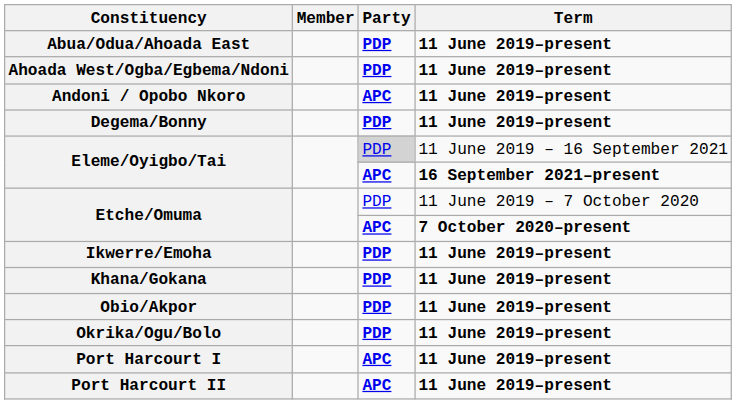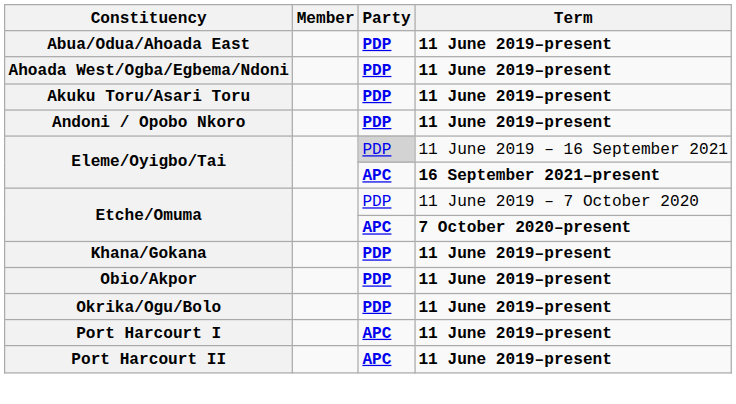+ row: (149, 97)
(377, 97) APC -> (377, 123) PDP
- row: (149, 123)
- row: (149, 254)
